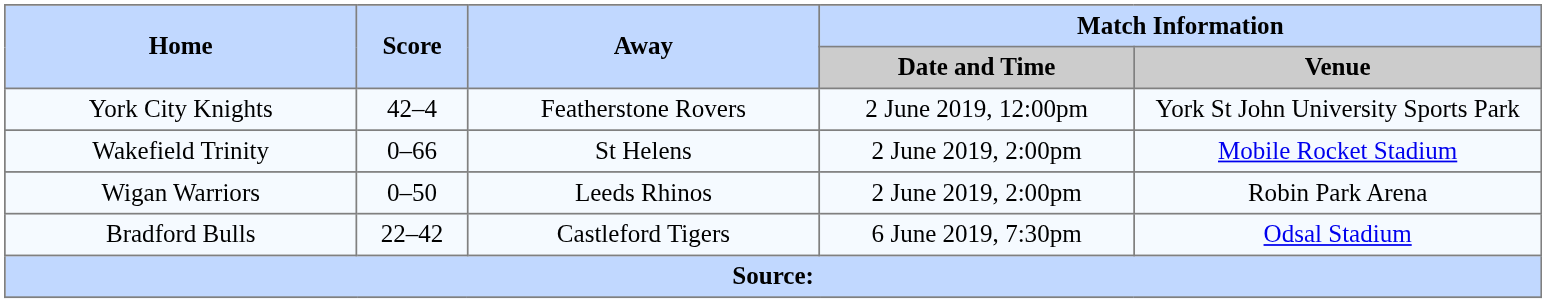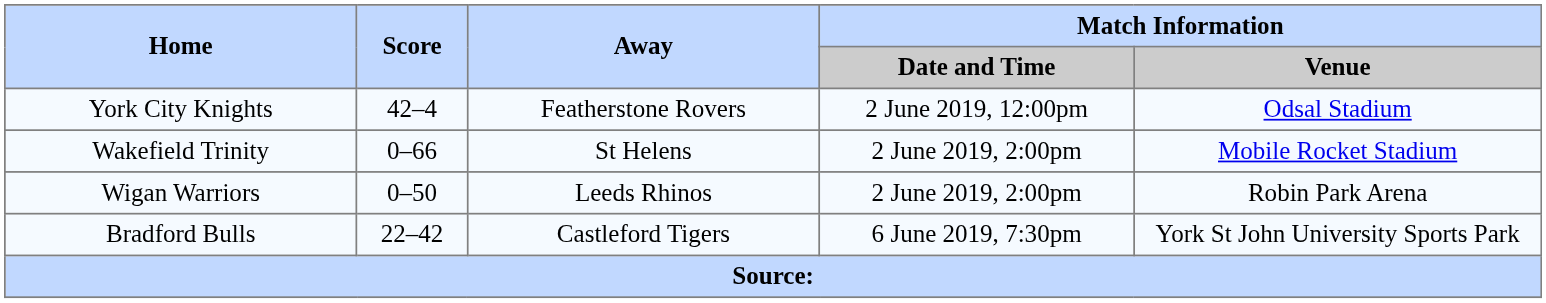(1338, 108) York St John University Sports Park -> (1338, 108) Odsal Stadium
(1338, 234) Odsal Stadium -> (1338, 234) York St John University Sports Park
